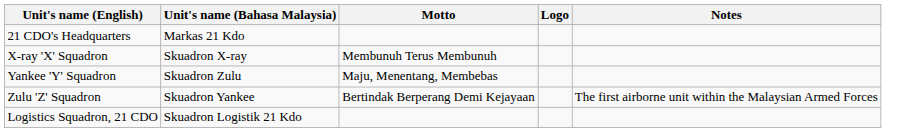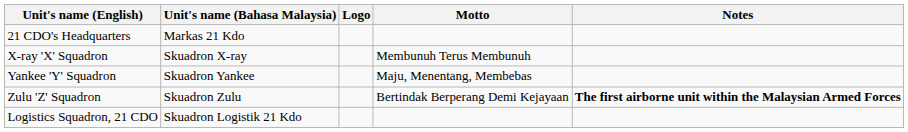columns swapped: (555, 14) <-> (439, 14)
(203, 76) Skuadron Zulu -> (209, 76) Skuadron Yankee
(209, 96) Skuadron Yankee -> (203, 96) Skuadron Zulu
(726, 96) normal -> (738, 96) bold
